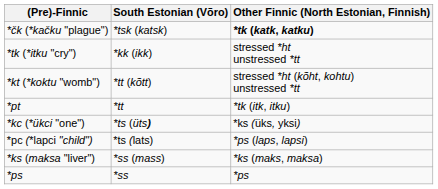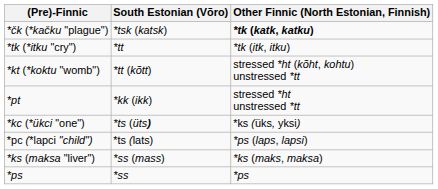(133, 53) *kk (ikk) -> (118, 47) *tt
(266, 53) stressed *ht unstressed *tt -> (262, 47) *tk (itk, itku)
(118, 106) *tt -> (133, 100) *kk (ikk)
(262, 106) *tk (itk, itku) -> (266, 100) stressed *ht unstressed *tt
